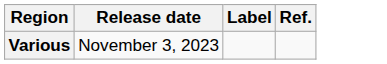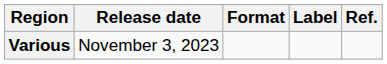+ column: (256, 18)
